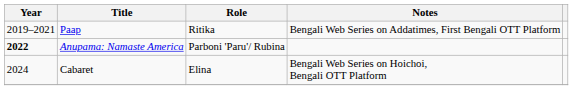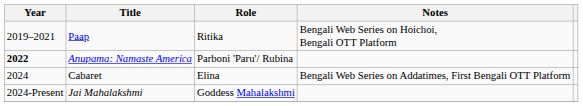(425, 30) Bengali Web Series on Addatimes, First Bengali OTT Platform -> (369, 36) Bengali Web Series on Hoichoi, Bengali OTT Platform
(358, 70) Bengali Web Series on Hoichoi, Bengali OTT Platform -> (435, 76) Bengali Web Series on Addatimes, First Bengali OTT Platform
+ row: (105, 93)
